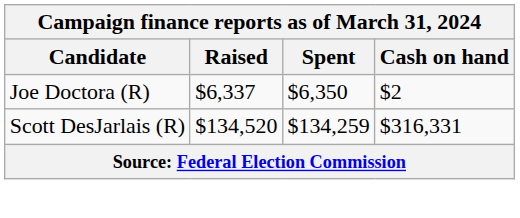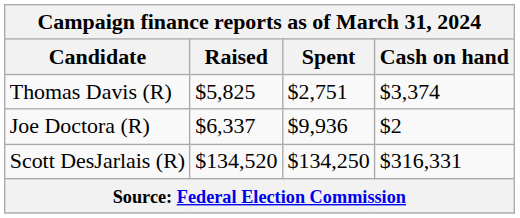+ row: (91, 91)
(318, 91) $6,350 -> (318, 126) $9,936
(329, 126) $134,259 -> (329, 160) $134,250
